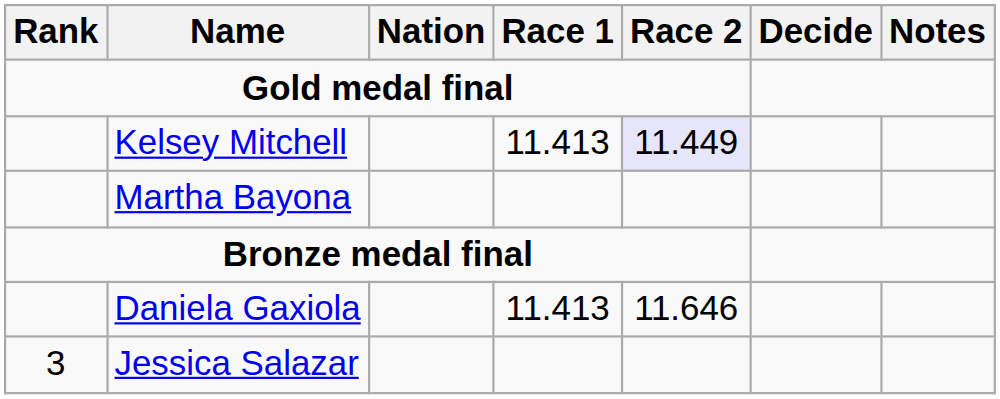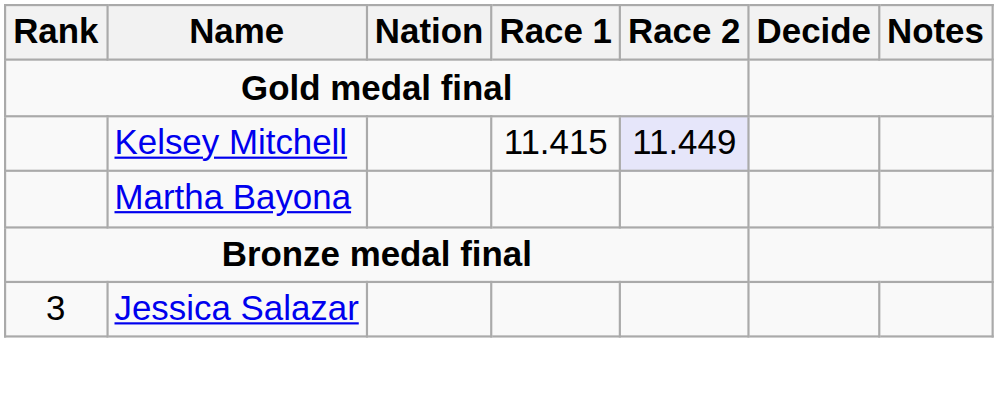(558, 142) 11.413 -> (556, 142) 11.415
- row: (238, 308)
